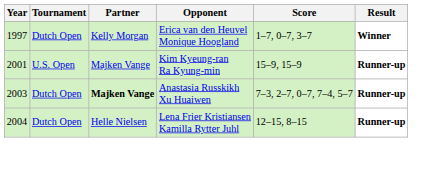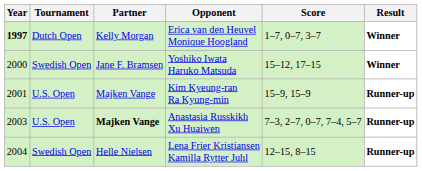(17, 36) normal -> (17, 36) bold
+ row: (202, 65)
(57, 94) Dutch Open -> (53, 123) U.S. Open
(57, 123) Dutch Open -> (62, 151) Swedish Open
